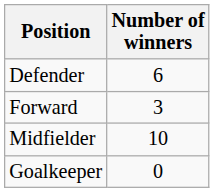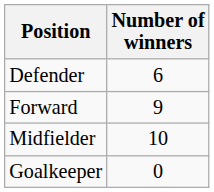(158, 107) 3 -> (158, 107) 9
